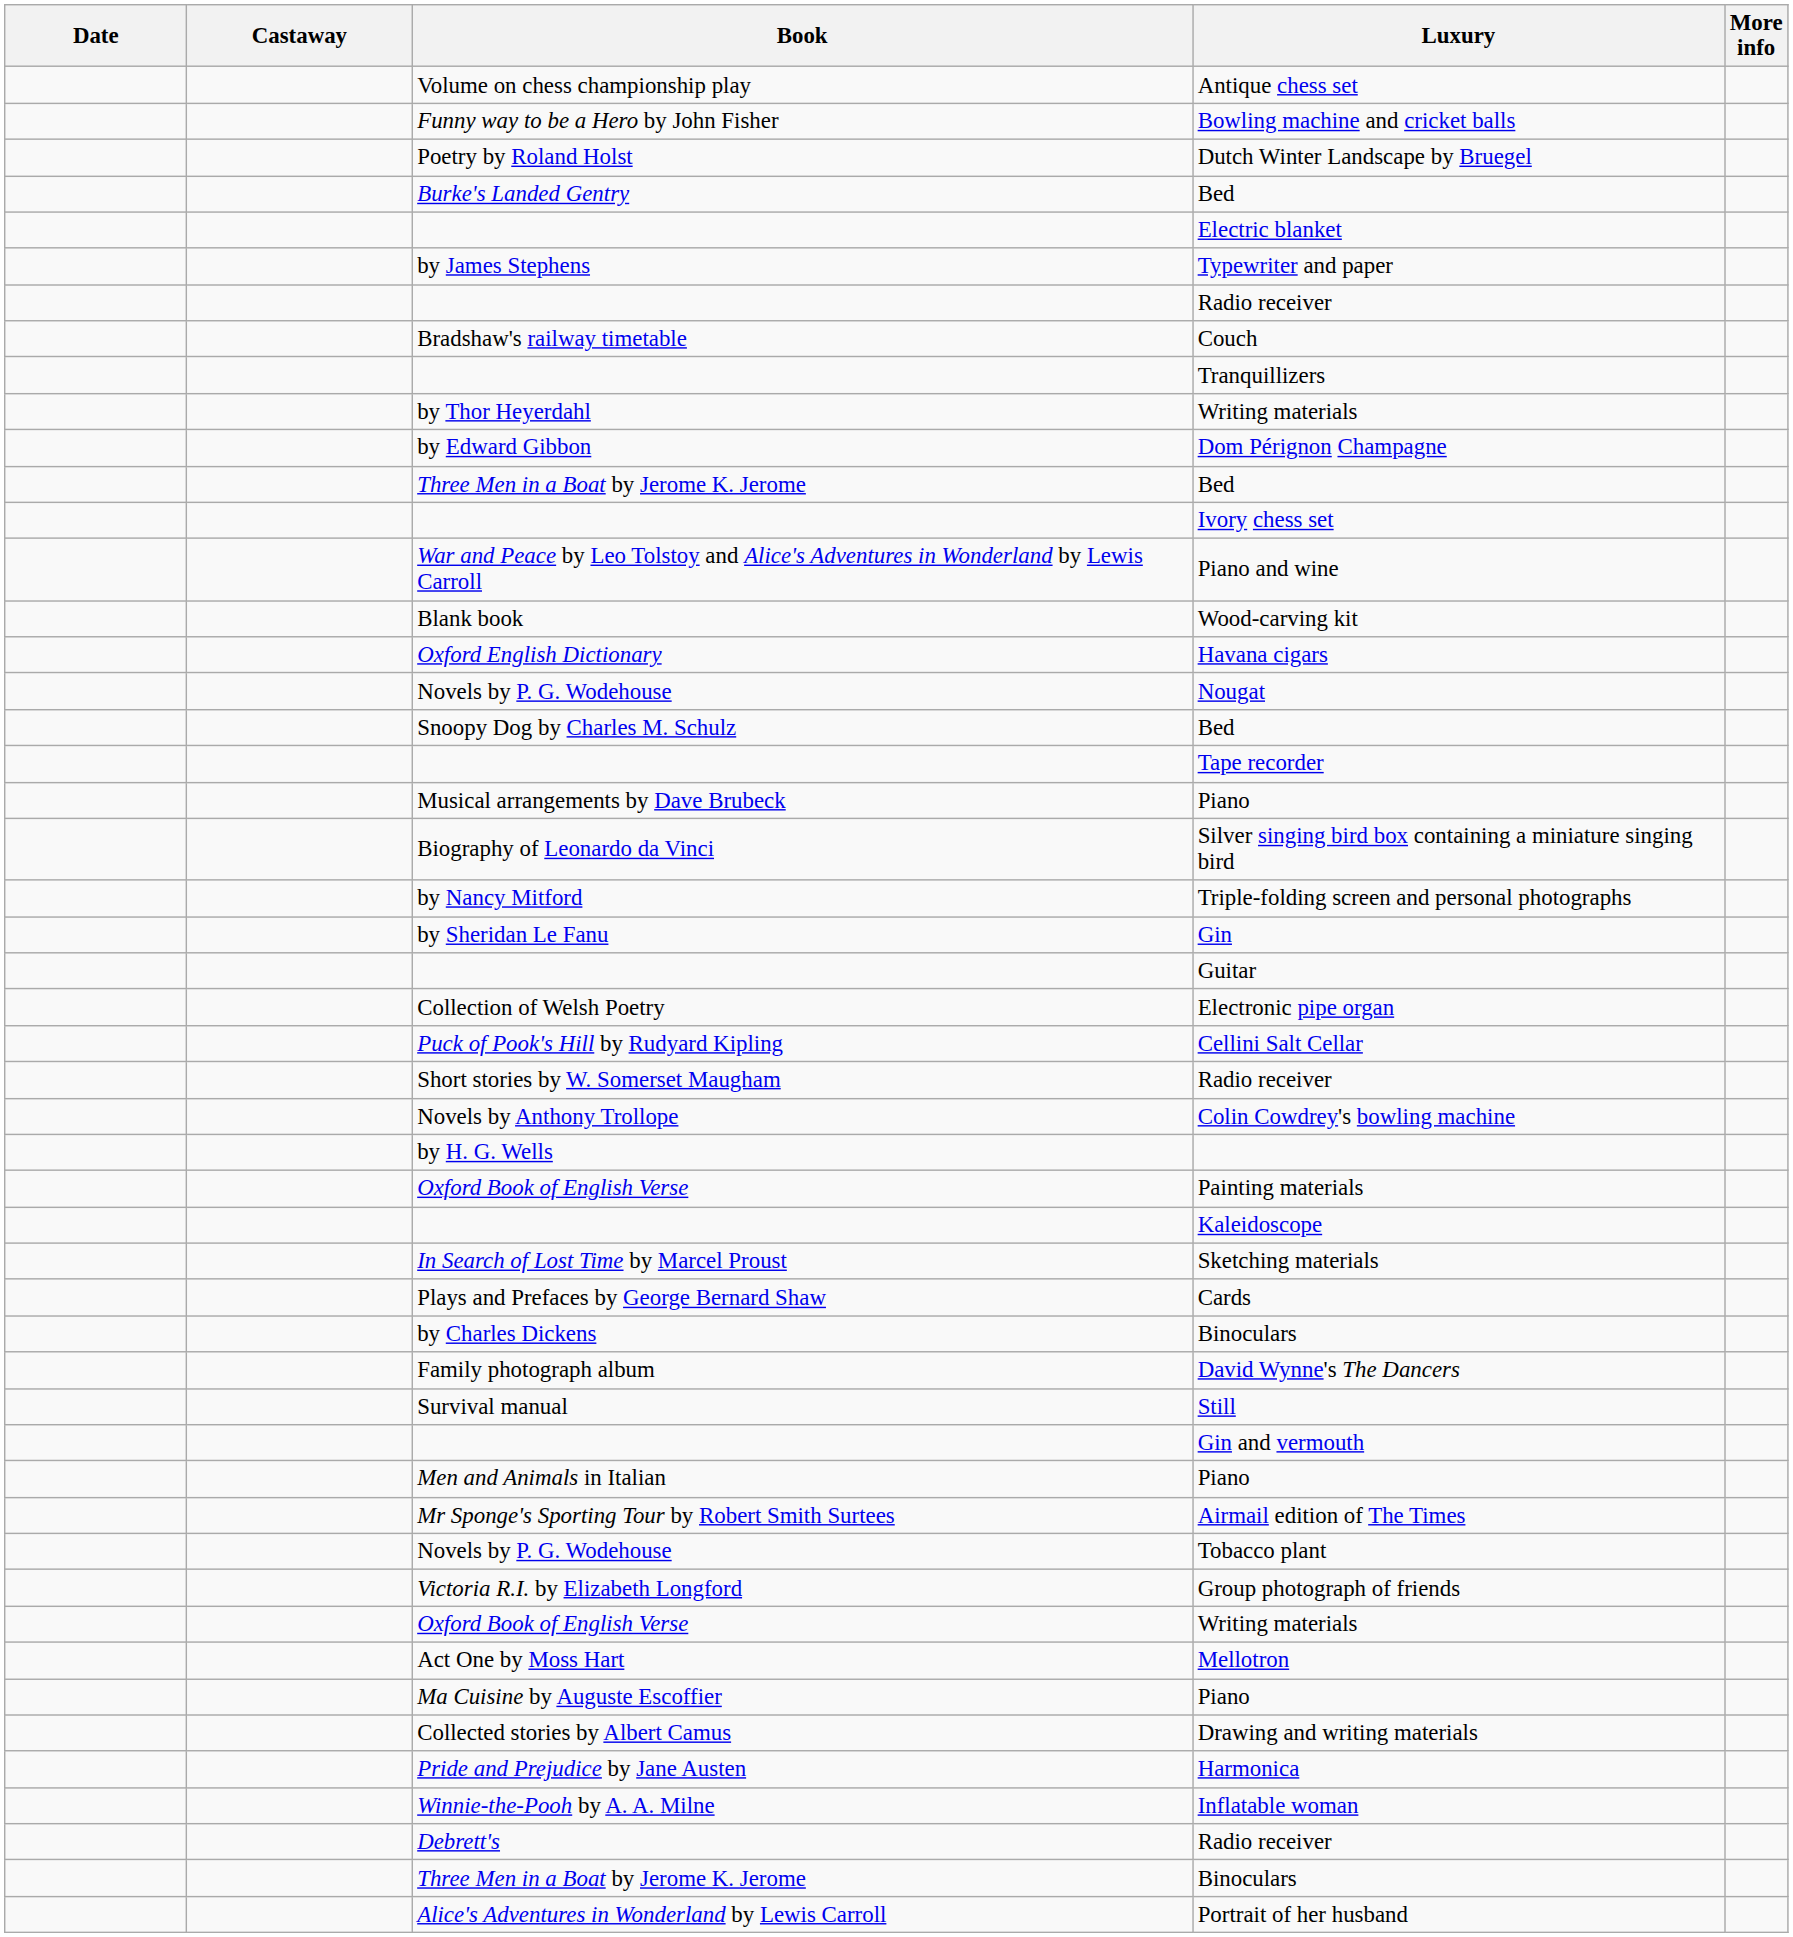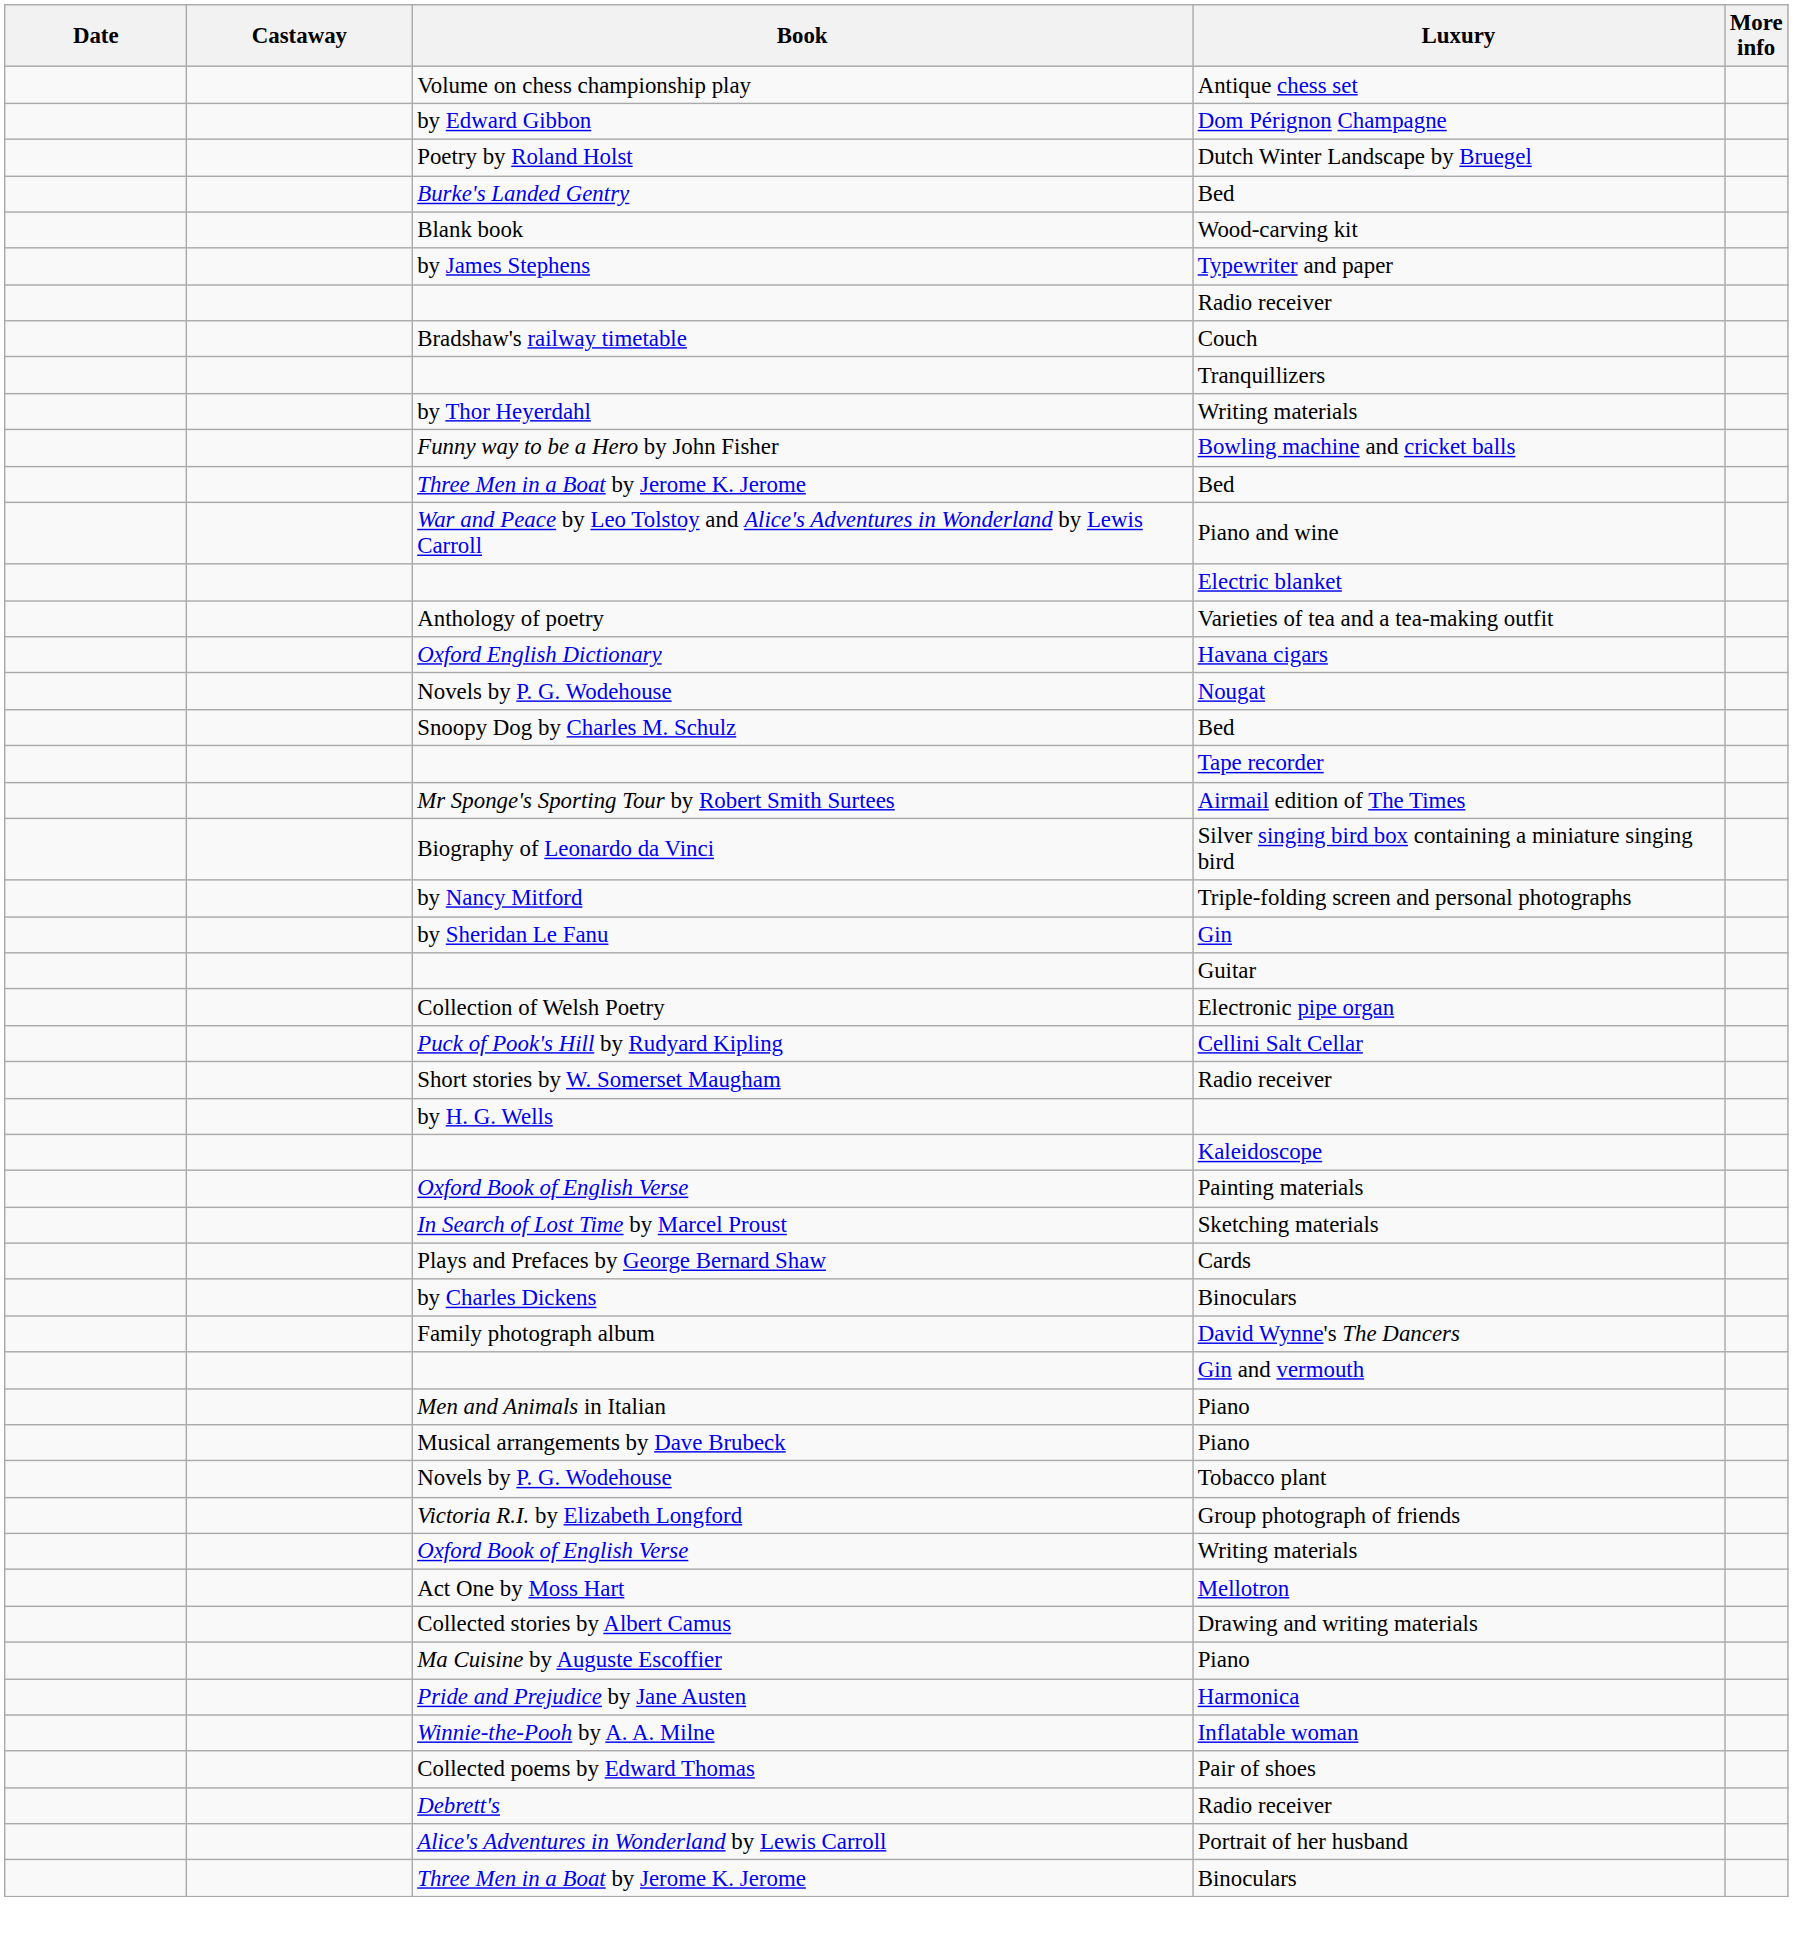rows swapped: (504, 447) <-> (598, 120)
rows swapped: (802, 230) <-> (470, 618)
- row: (802, 520)
+ row: (511, 618)
rows swapped: (601, 799) <-> (656, 1515)
- row: (548, 1115)
rows swapped: (553, 1188) <-> (802, 1225)
- row: (492, 1406)
rows swapped: (574, 1732) <-> (569, 1696)
+ row: (586, 1769)
rows swapped: (652, 1914) <-> (612, 1877)
